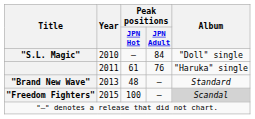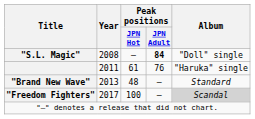(109, 55) 2010 -> (109, 55) 2008
(159, 55) normal -> (159, 55) bold
(109, 95) 2015 -> (109, 95) 2017
